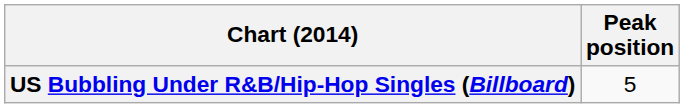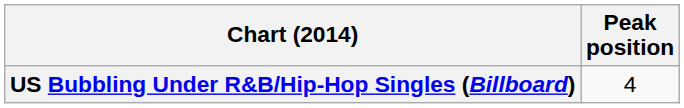(630, 84) 5 -> (630, 84) 4
